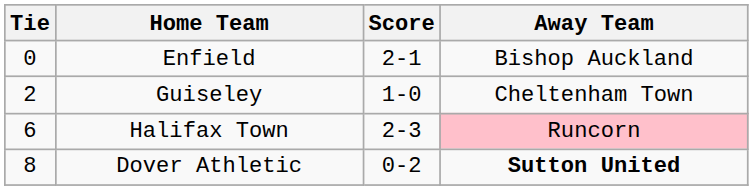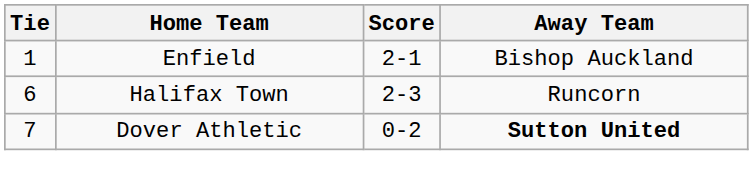(30, 59) 0 -> (30, 59) 1
- row: (209, 95)
(594, 131) pink background -> (594, 95) no background
(30, 167) 8 -> (30, 131) 7
